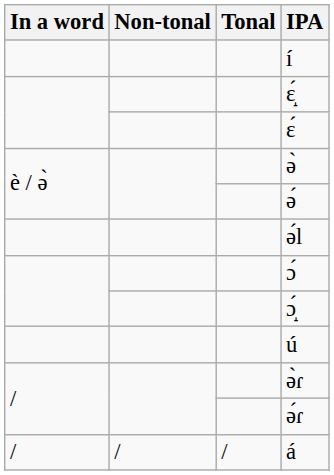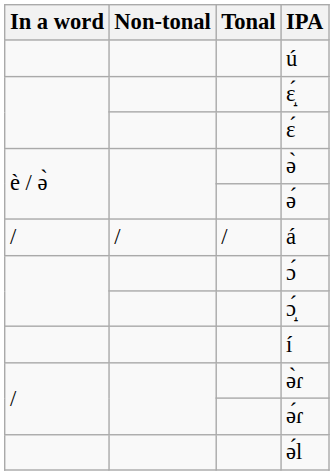rows swapped: (289, 58) <-> (292, 344)
rows swapped: (291, 451) <-> (294, 237)
